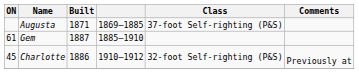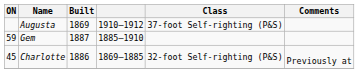(79, 25) 1871 -> (79, 25) 1869
(121, 25) 1869–1885 -> (121, 25) 1910–1912
(11, 38) 61 -> (11, 38) 59
(121, 57) 1910–1912 -> (121, 57) 1869–1885
